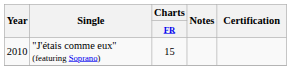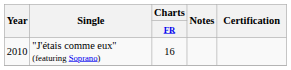(169, 51) 15 -> (169, 51) 16
